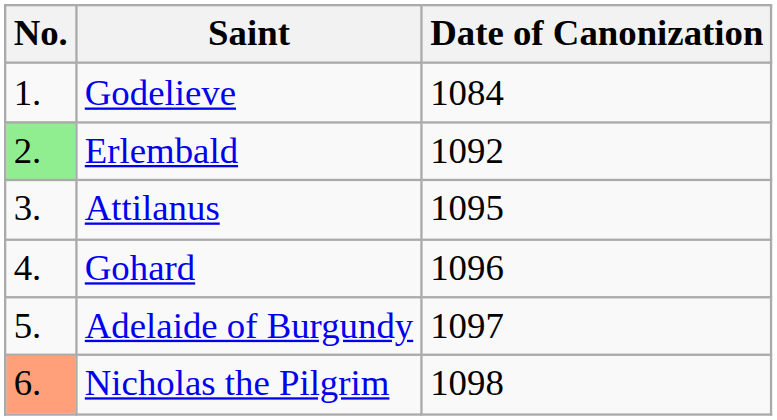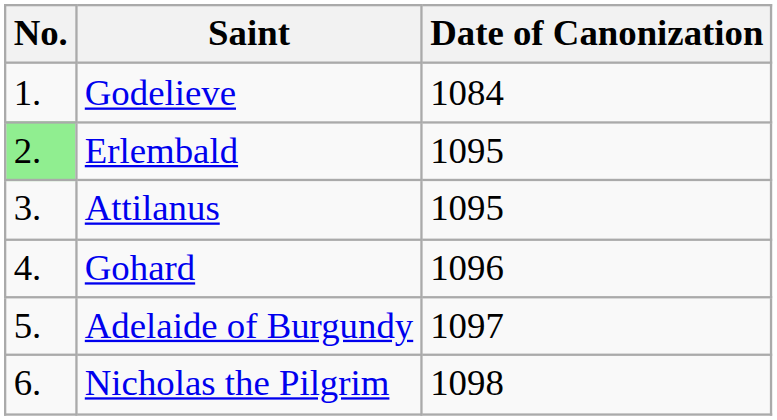(467, 150) 1092 -> (467, 150) 1095
(27, 383) lightsalmon background -> (27, 383) no background
